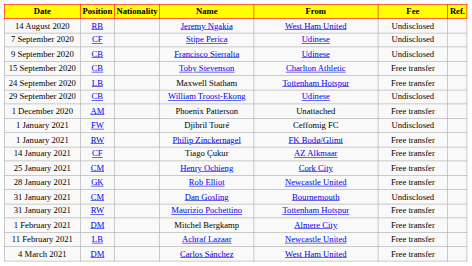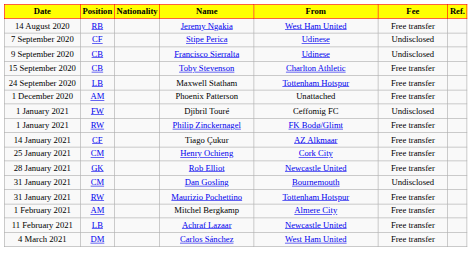(413, 26) Undisclosed -> (413, 26) Free transfer
- row: (207, 97)
(97, 225) DM -> (97, 211) AM
